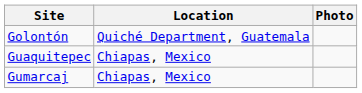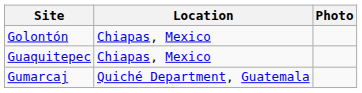(203, 36) Quiché Department, Guatemala -> (154, 36) Chiapas, Mexico
(154, 77) Chiapas, Mexico -> (203, 77) Quiché Department, Guatemala
